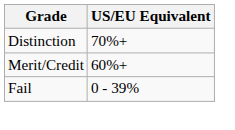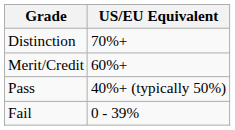+ row: (21, 88)
